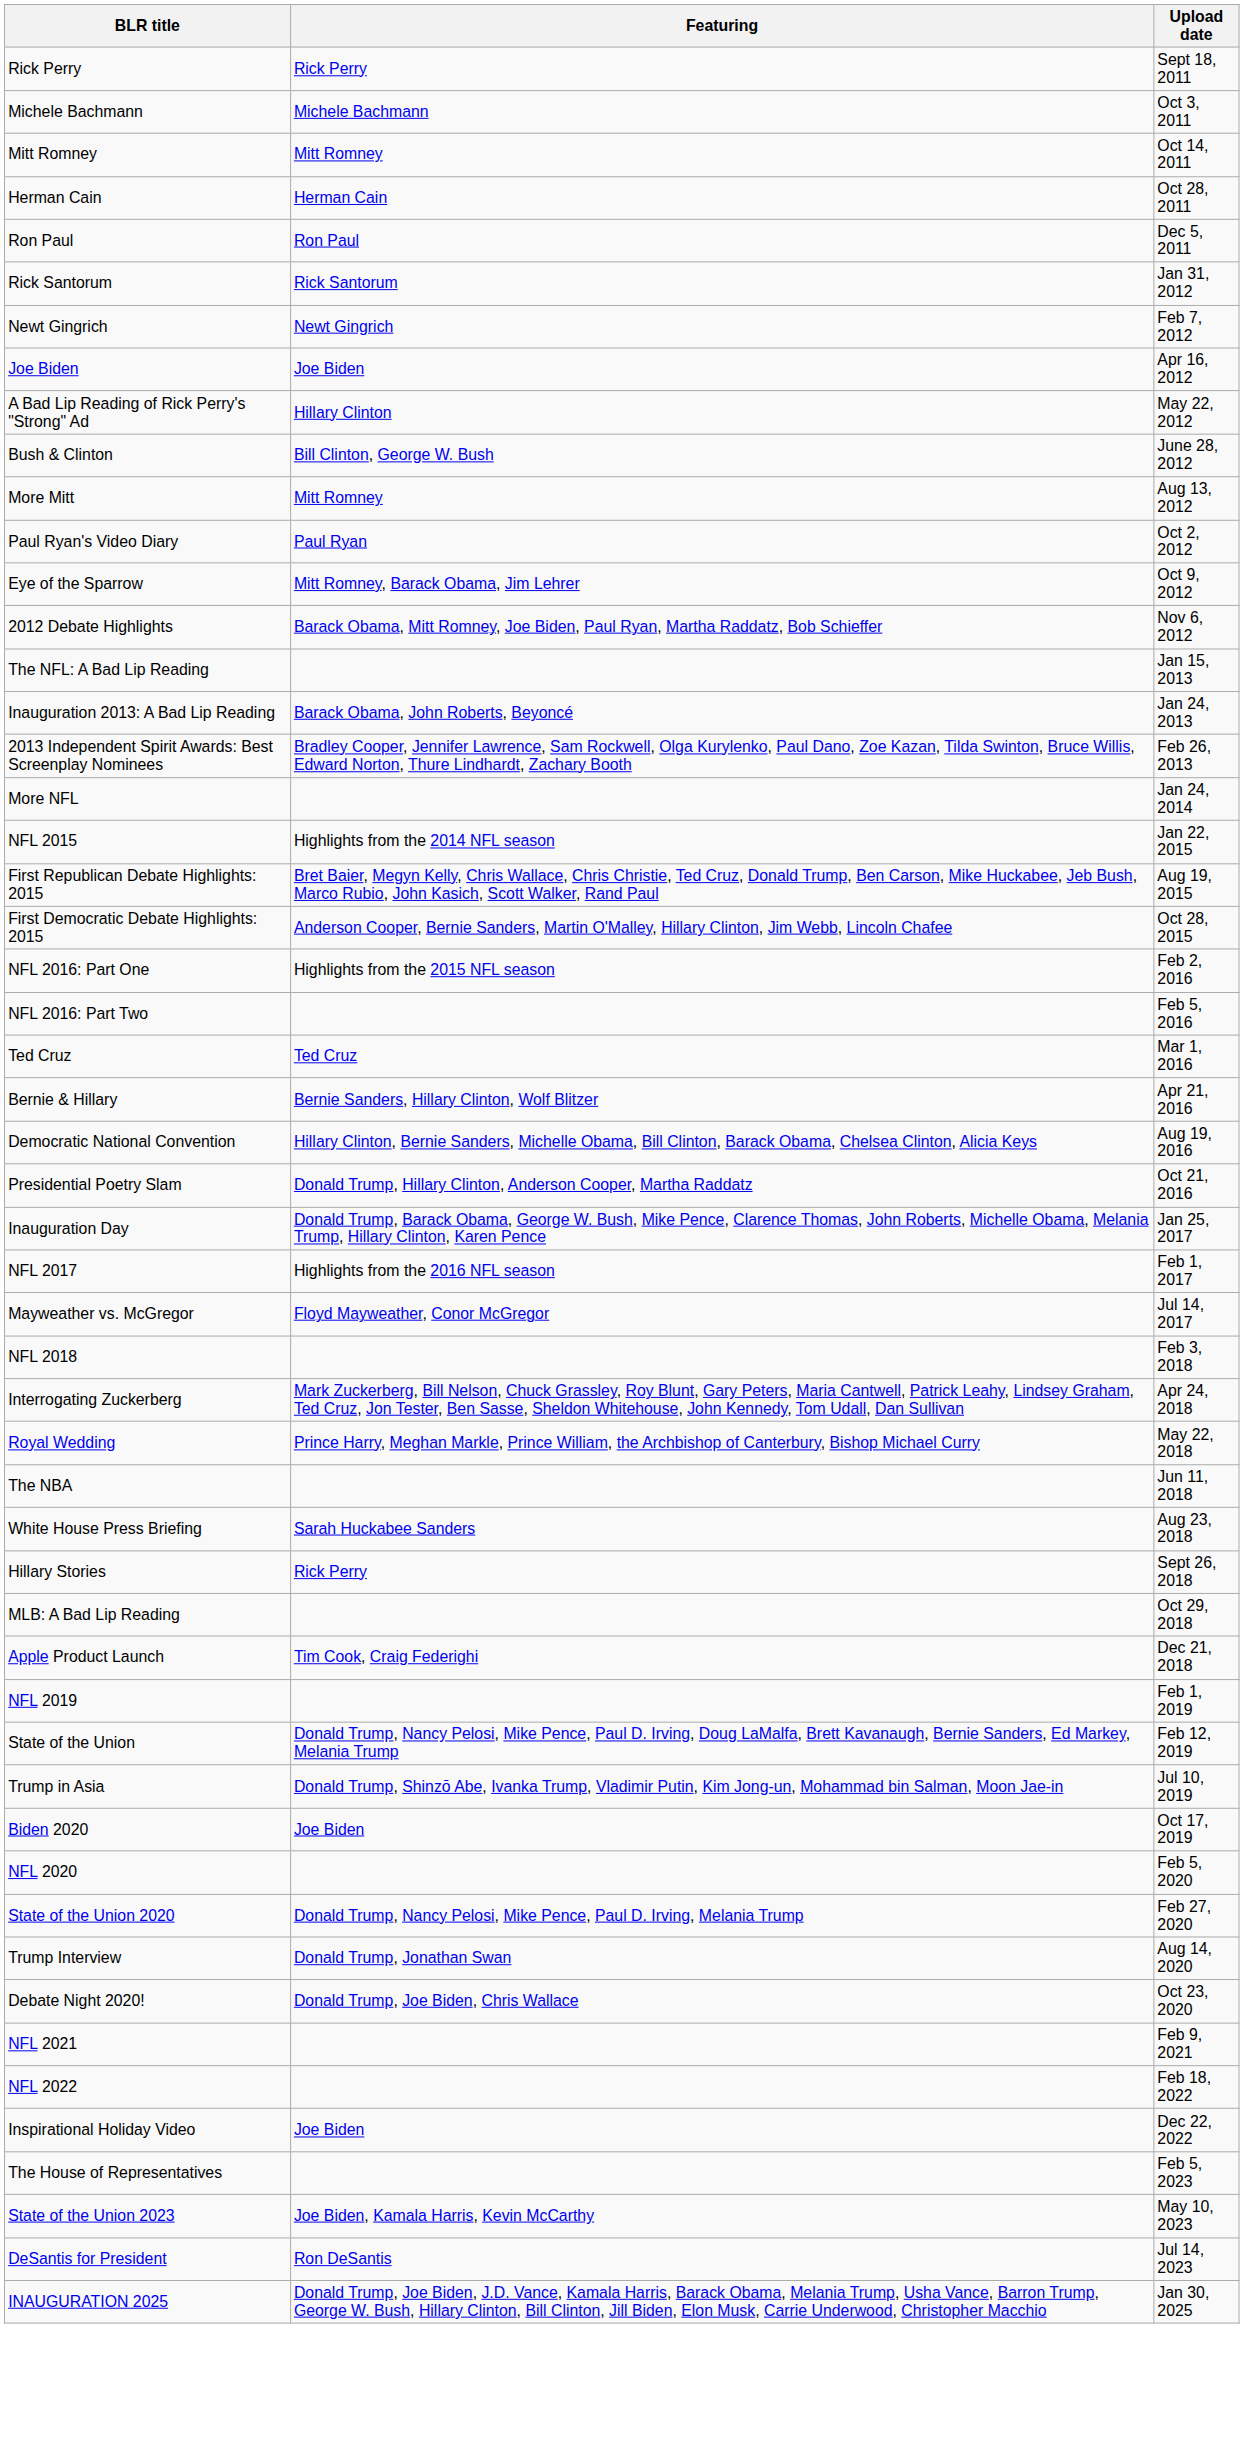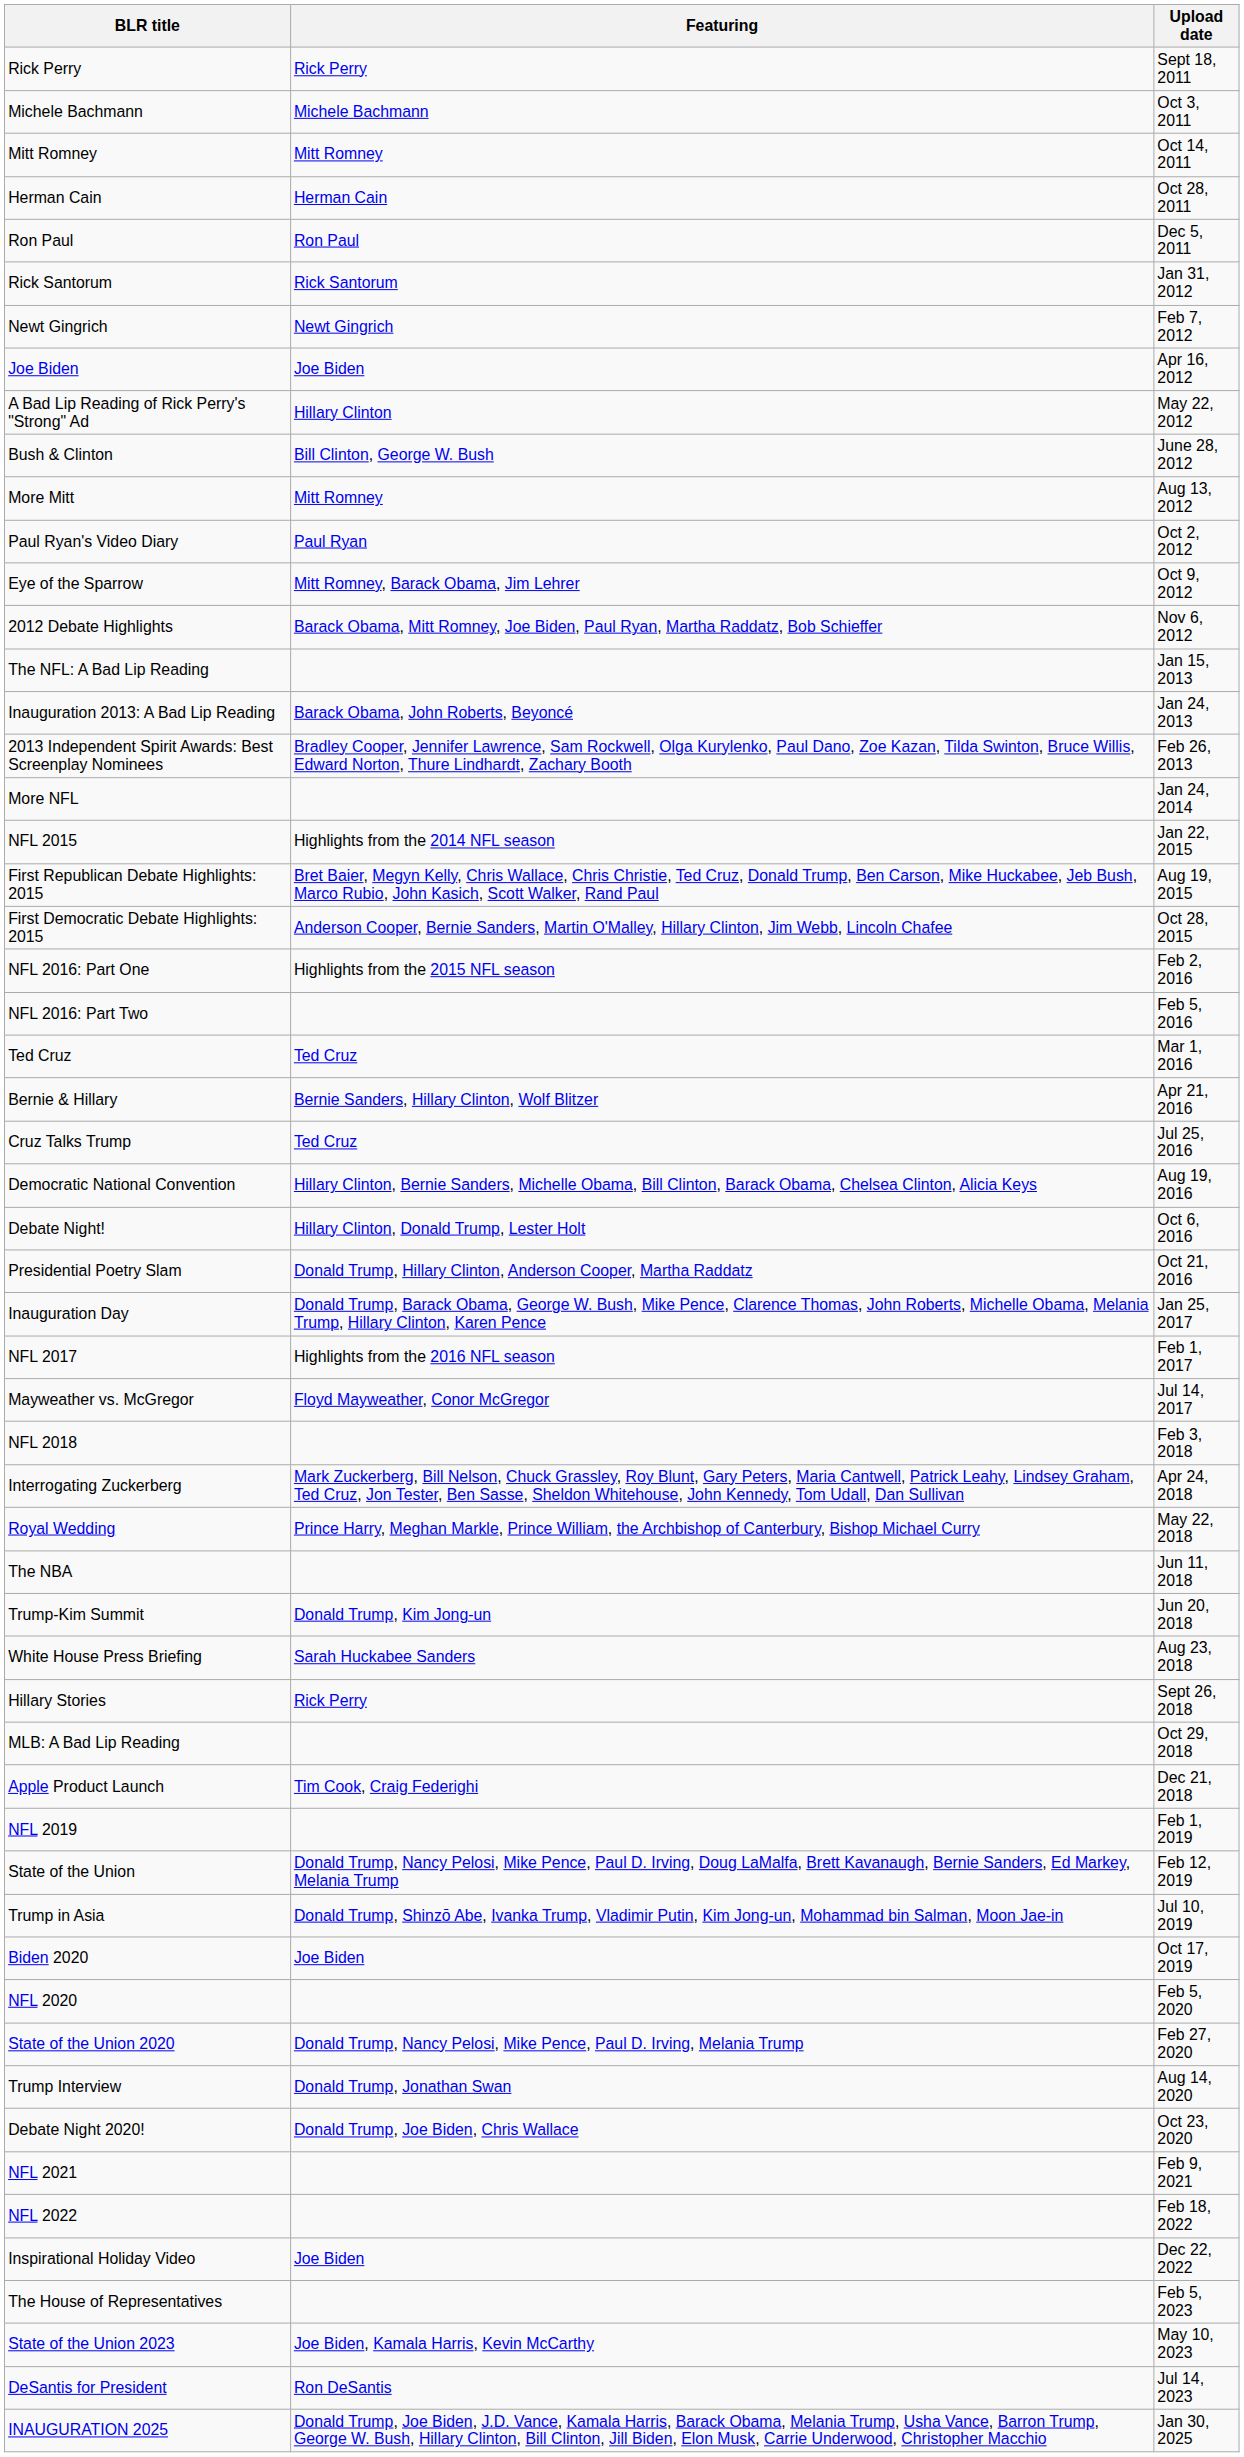+ row: (70, 1142)
+ row: (57, 1228)
+ row: (76, 1614)
